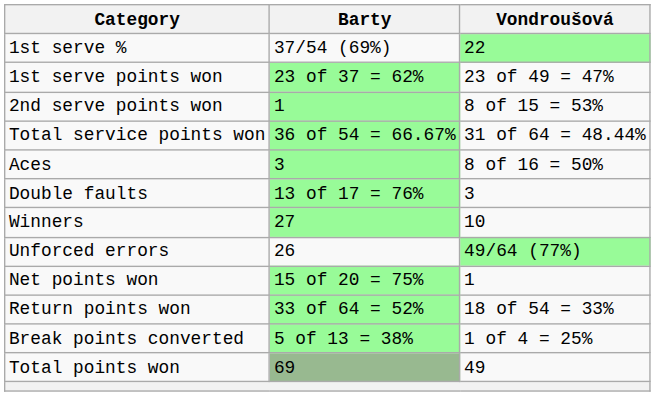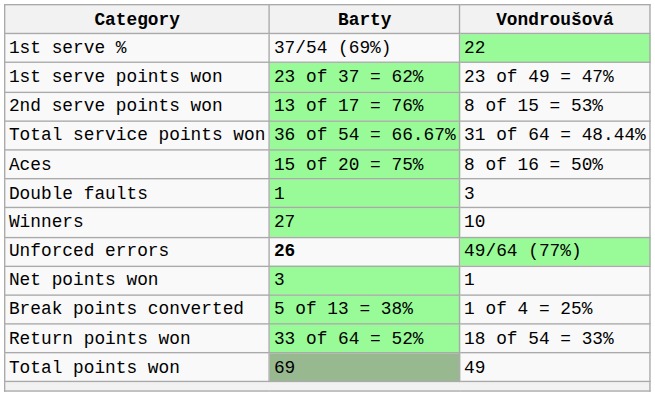(279, 106) 1 -> (349, 106) 13 of 17 = 76%
(279, 164) 3 -> (349, 164) 15 of 20 = 75%
(349, 193) 13 of 17 = 76% -> (279, 193) 1
(285, 251) normal -> (285, 251) bold
(349, 280) 15 of 20 = 75% -> (279, 280) 3
rows swapped: (126, 338) <-> (100, 309)
